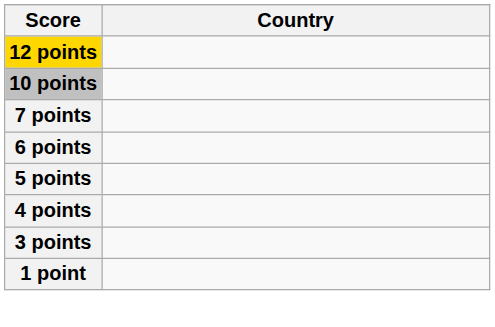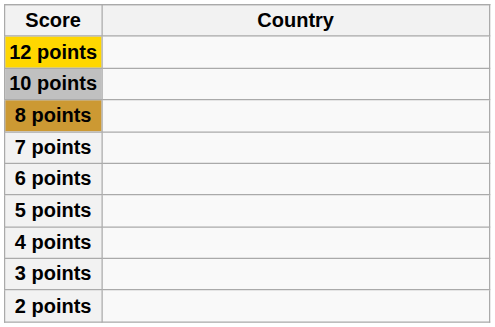+ row: (53, 115)
+ row: (53, 305)
- row: (53, 274)
